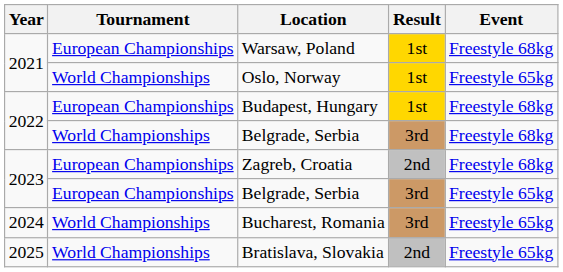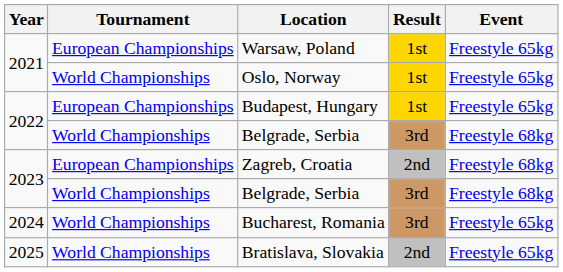(501, 48) Freestyle 68kg -> (501, 48) Freestyle 65kg
(501, 106) Freestyle 68kg -> (501, 106) Freestyle 65kg
(143, 193) European Championships -> (131, 193) World Championships
(501, 193) Freestyle 65kg -> (501, 193) Freestyle 68kg
